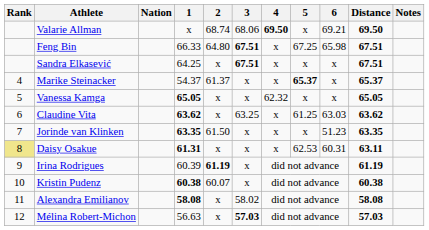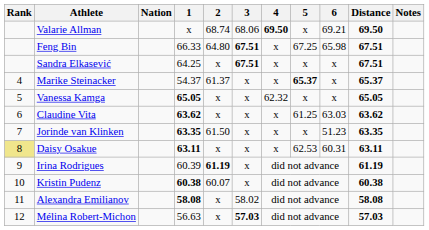(247, 115) 63.25 -> (247, 115) x
(189, 149) 61.31 -> (189, 149) 63.11
